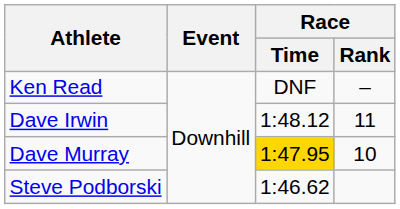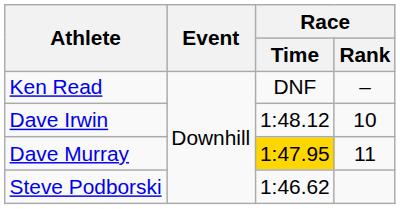(365, 121) 11 -> (365, 121) 10
(365, 154) 10 -> (365, 154) 11
